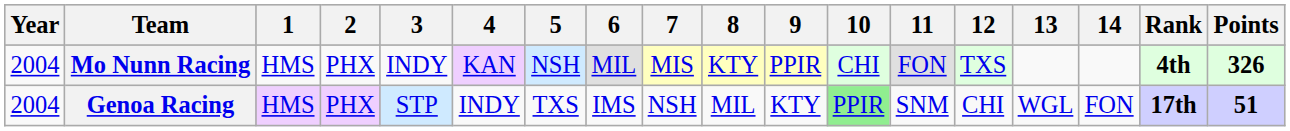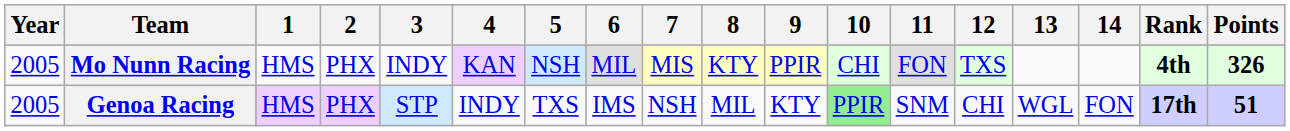(35, 65) 2004 -> (35, 65) 2005
(35, 105) 2004 -> (35, 105) 2005
